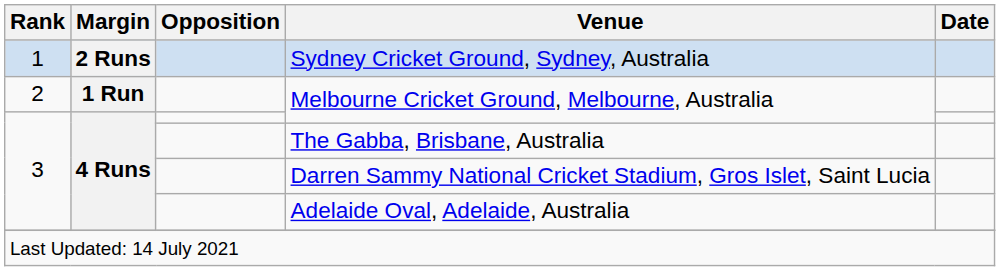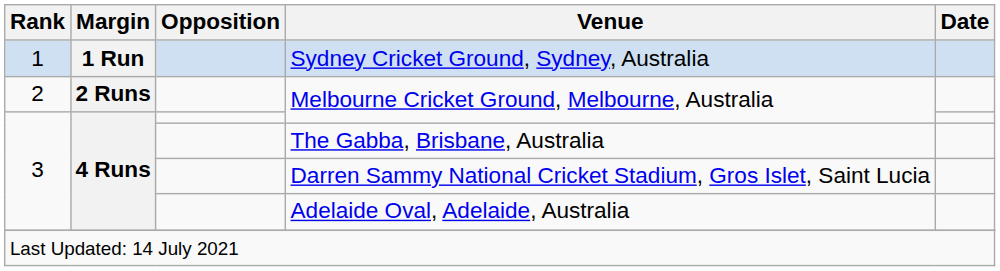(113, 58) 2 Runs -> (113, 58) 1 Run
(113, 93) 1 Run -> (113, 93) 2 Runs
